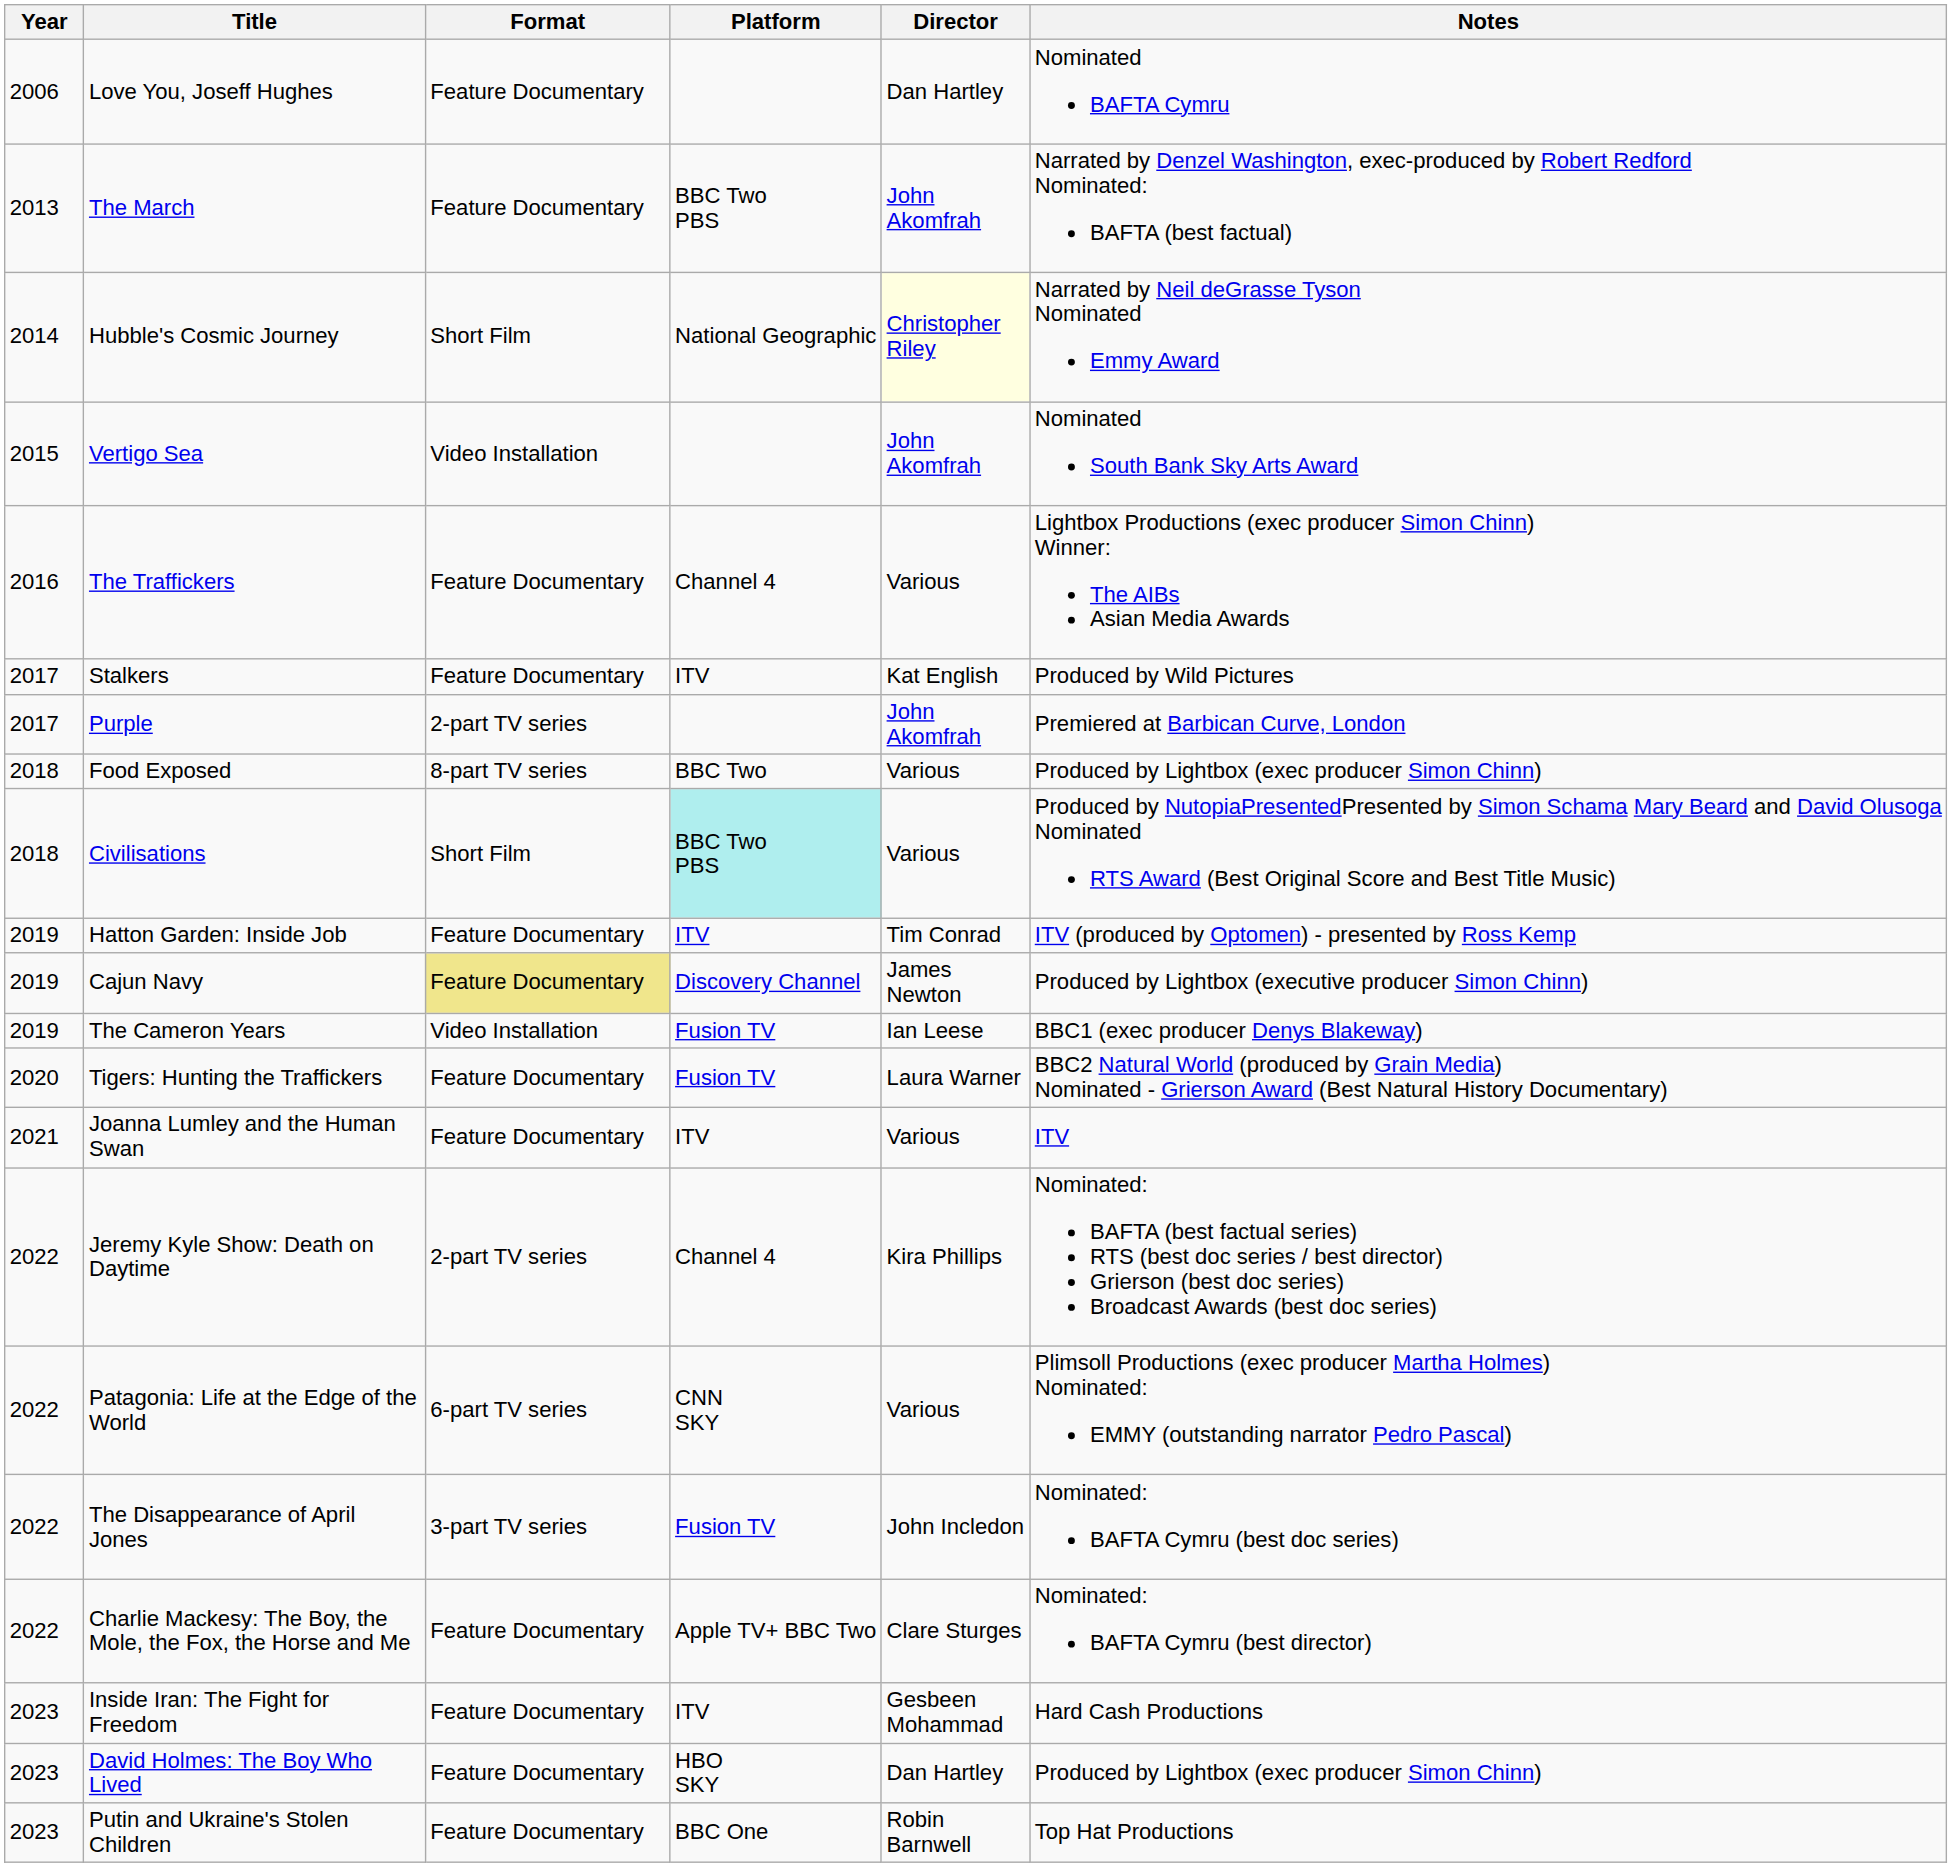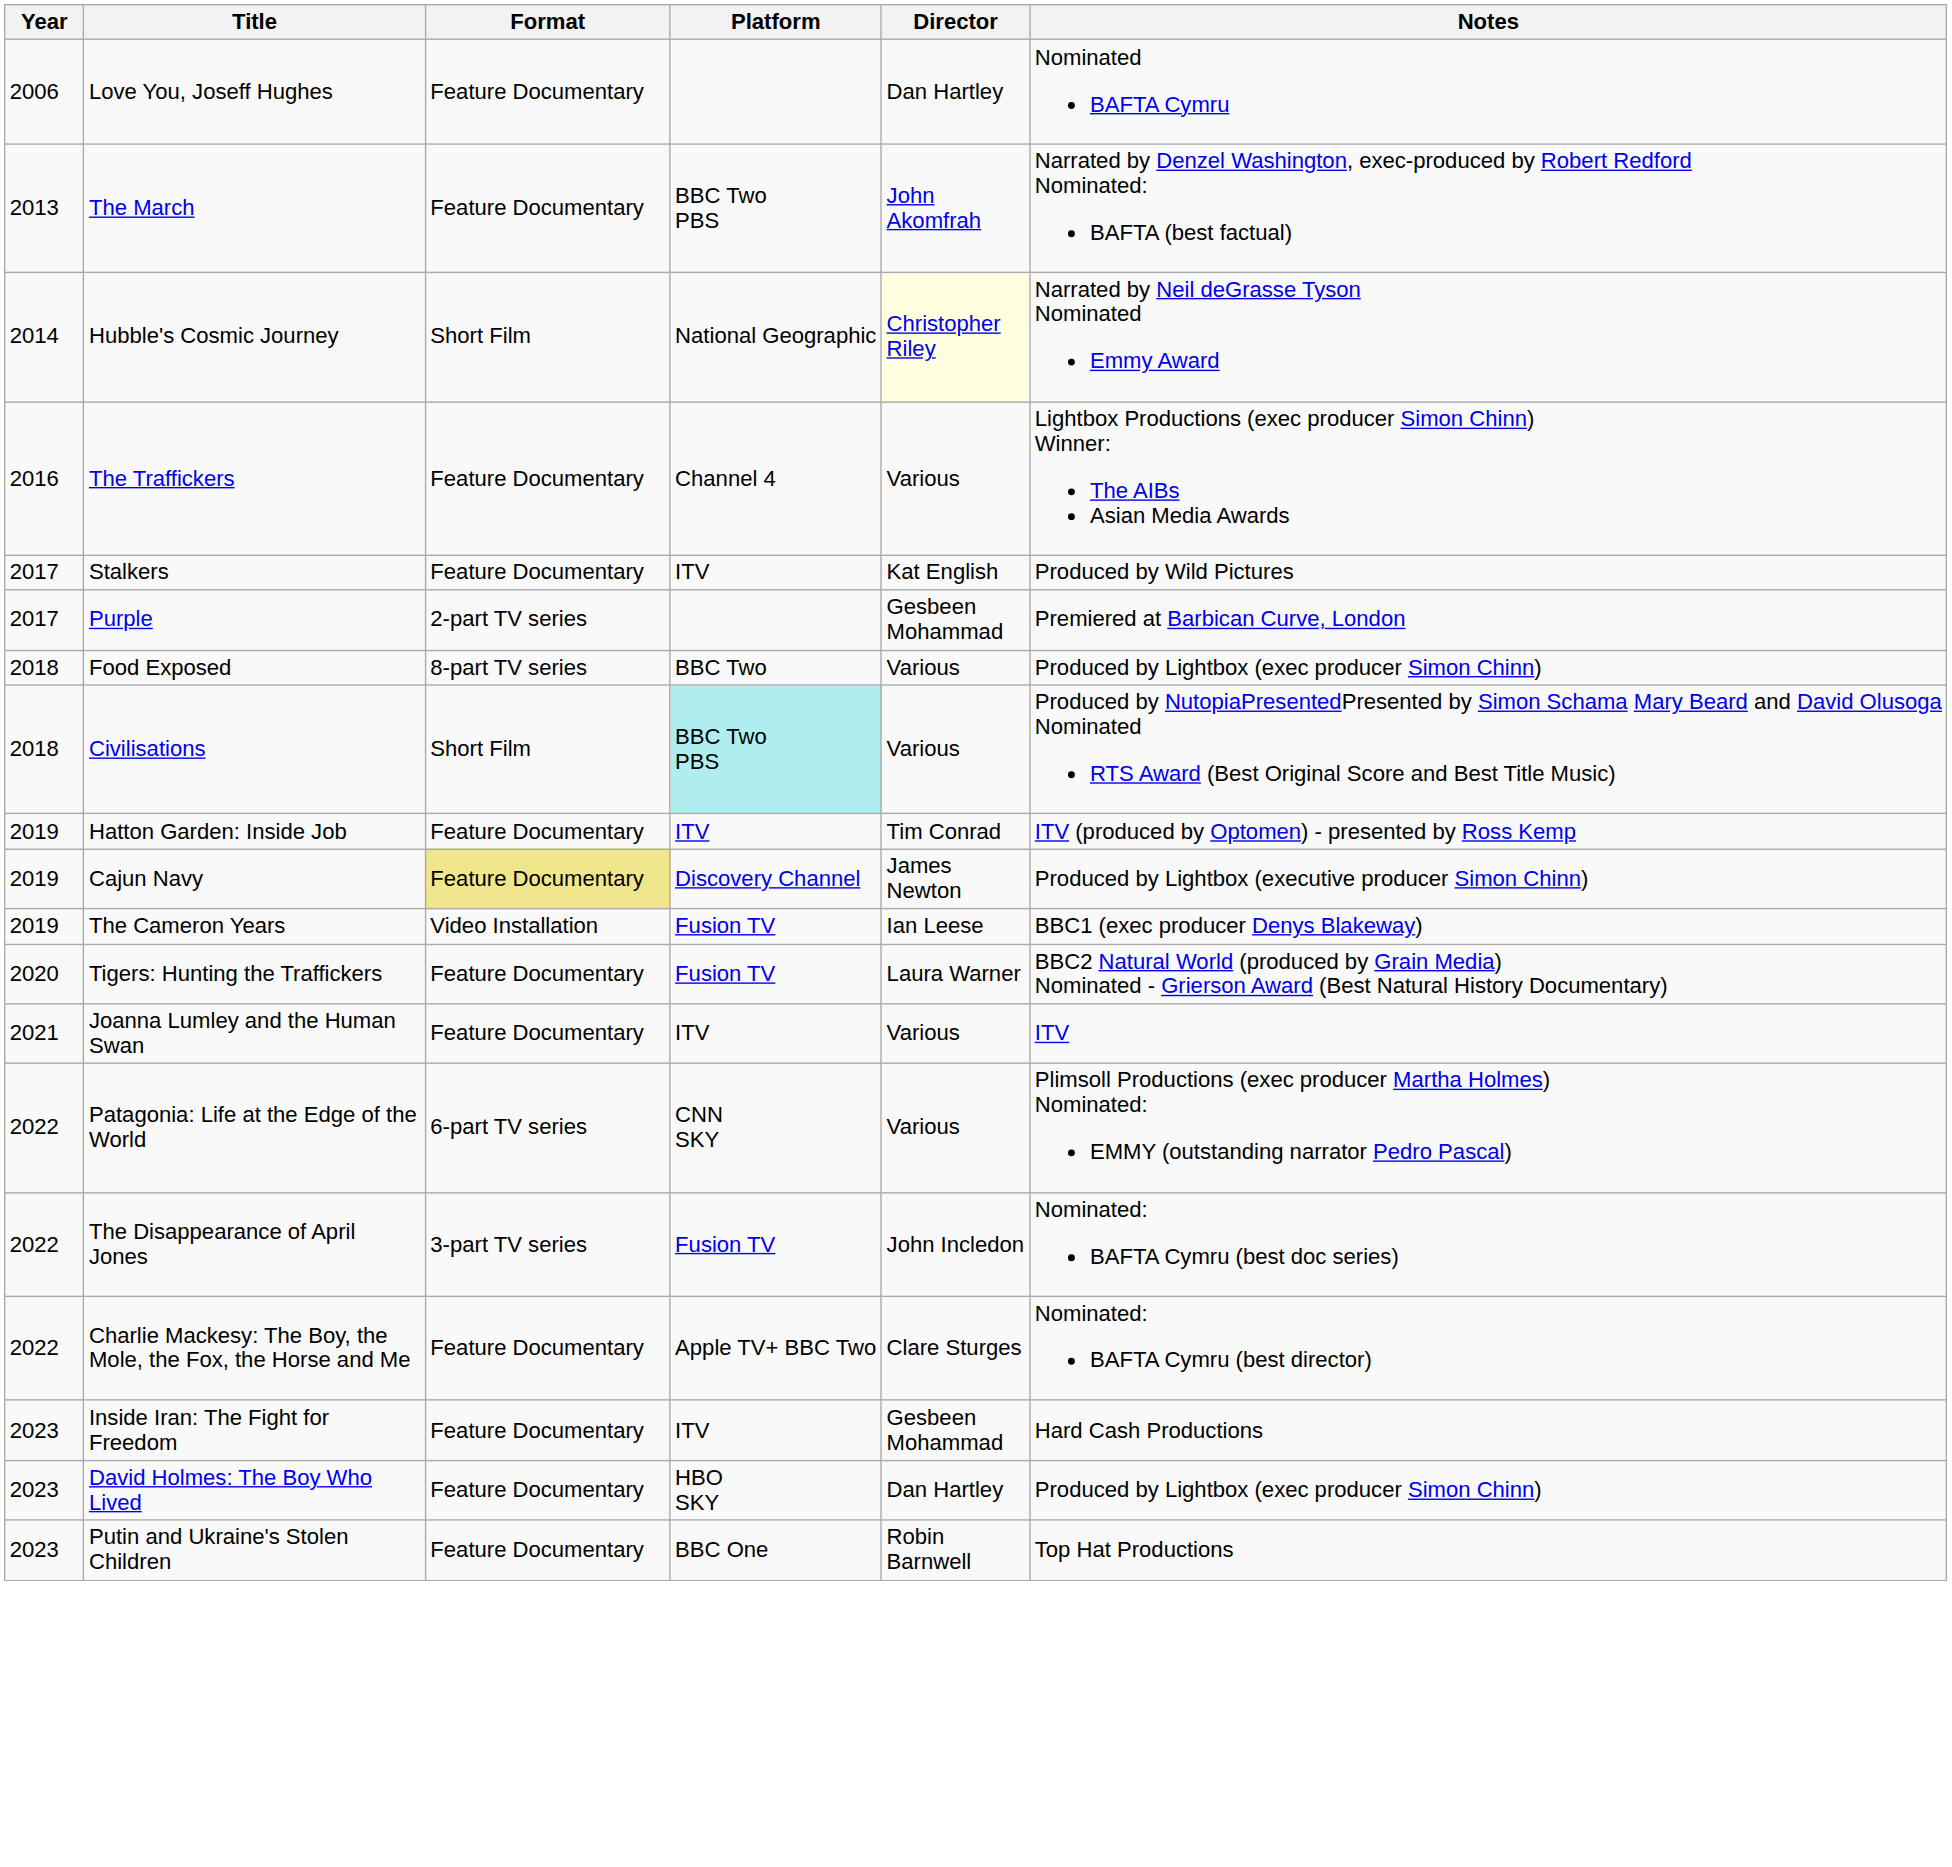- row: (146, 453)
(934, 723) John Akomfrah -> (945, 619) Gesbeen Mohammad
- row: (231, 1256)
